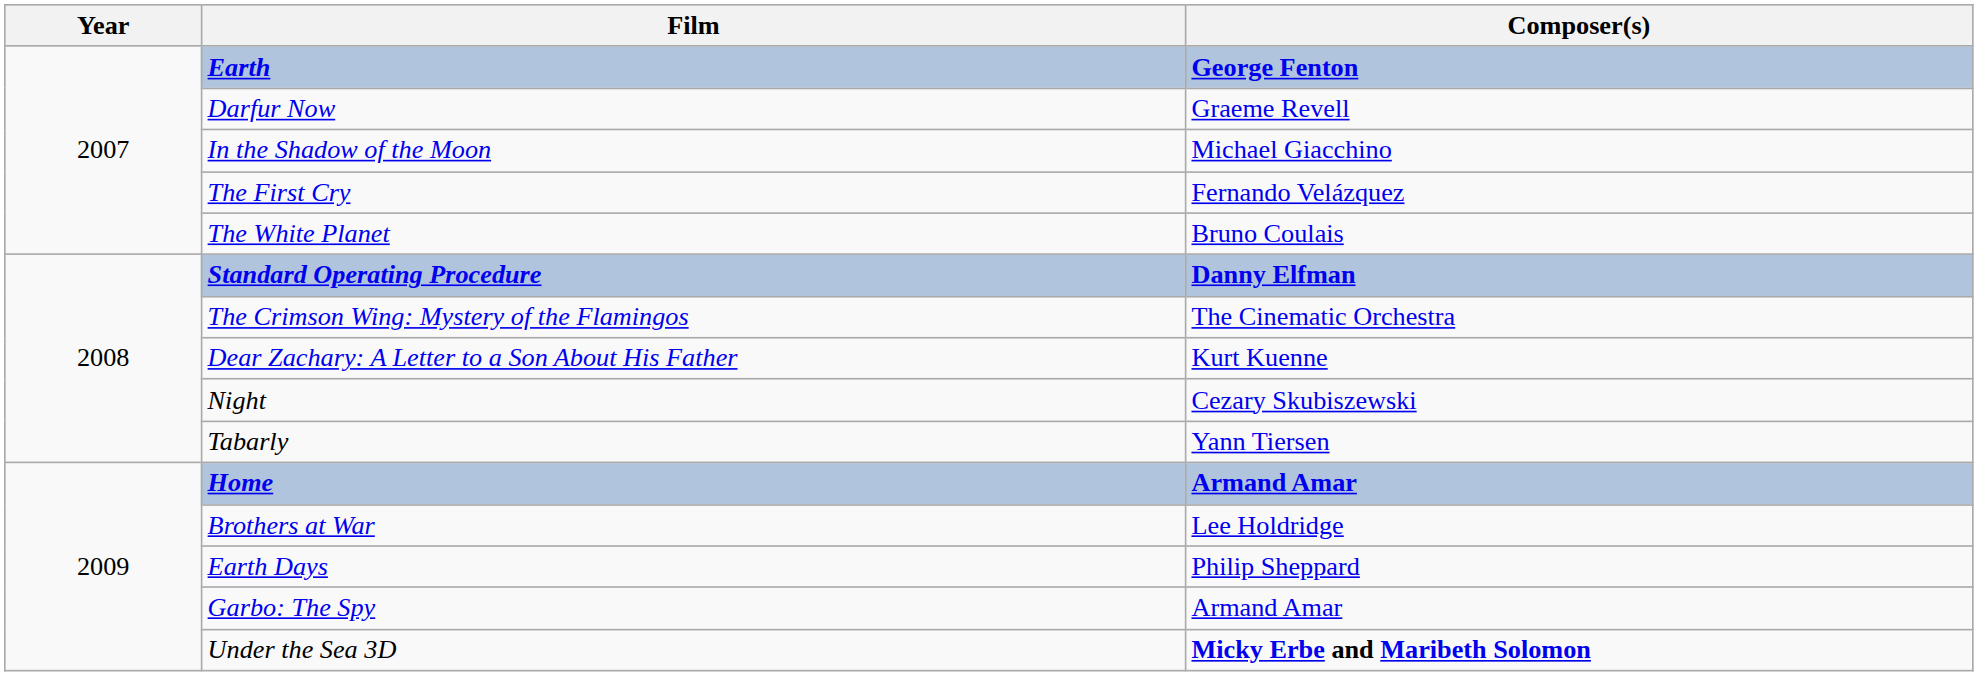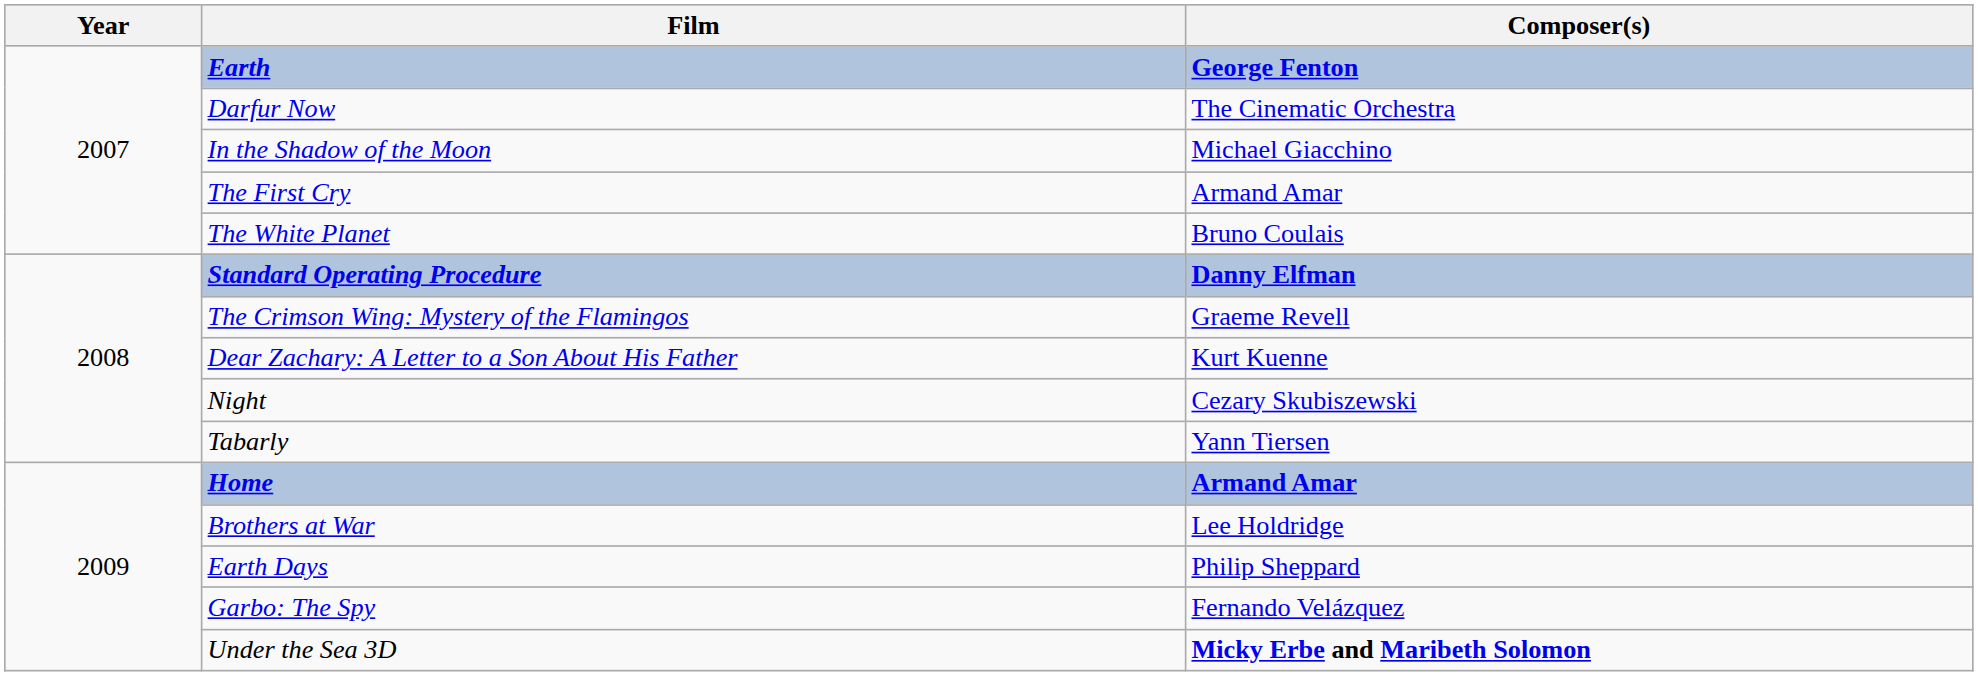(1271, 108) Graeme Revell -> (1323, 108) The Cinematic Orchestra
(1298, 191) Fernando Velázquez -> (1267, 191) Armand Amar
(1323, 316) The Cinematic Orchestra -> (1271, 316) Graeme Revell
(1267, 607) Armand Amar -> (1298, 607) Fernando Velázquez
